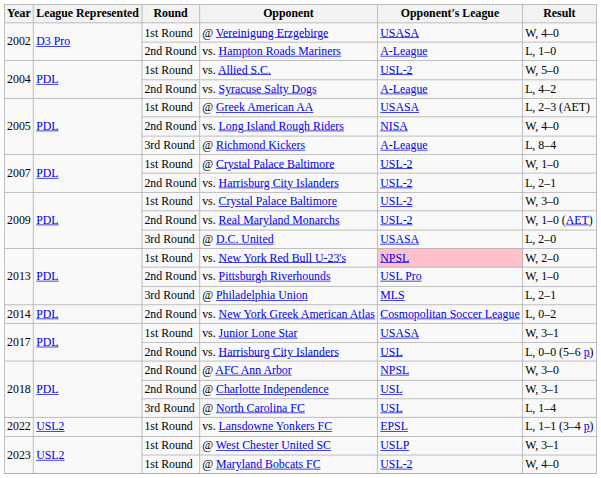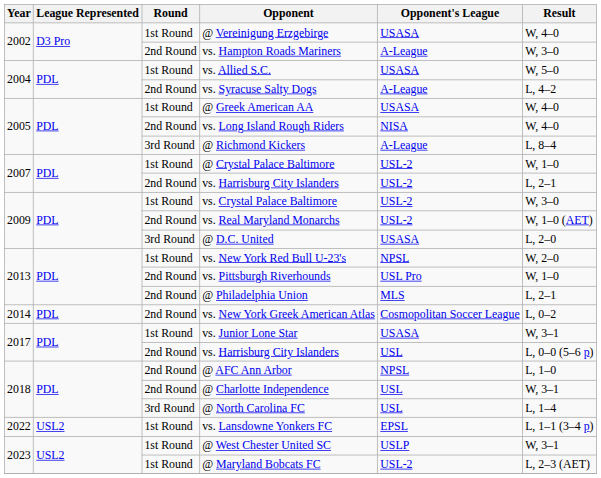(541, 51) L, 1–0 -> (542, 51) W, 3–0
(396, 70) USL-2 -> (400, 70) USASA
(558, 107) L, 2–3 (AET) -> (542, 107) W, 4–0
(395, 257) pink background -> (395, 257) no background
(170, 295) 3rd Round -> (171, 295) 2nd Round
(542, 370) W, 3–0 -> (541, 370) L, 1–0
(542, 464) W, 4–0 -> (558, 464) L, 2–3 (AET)
